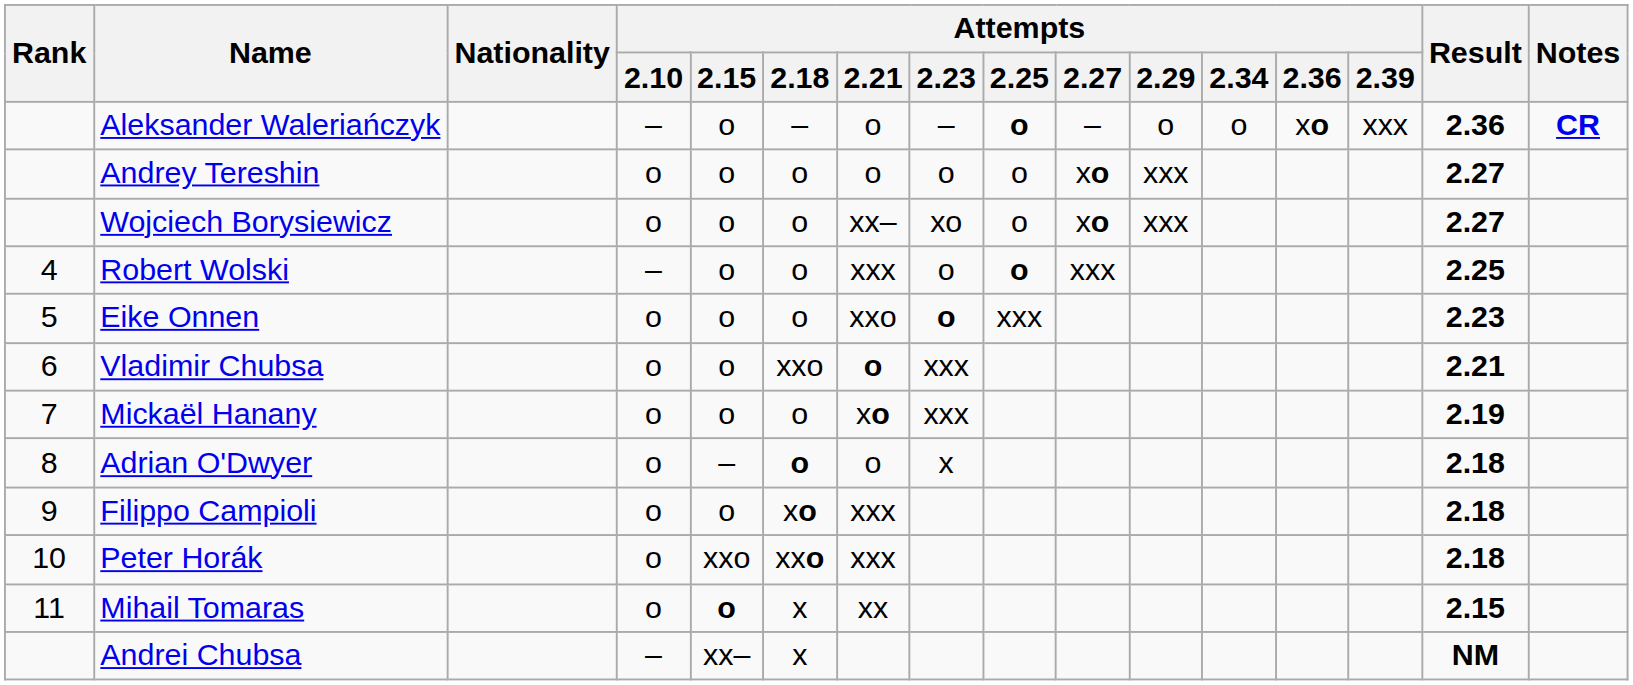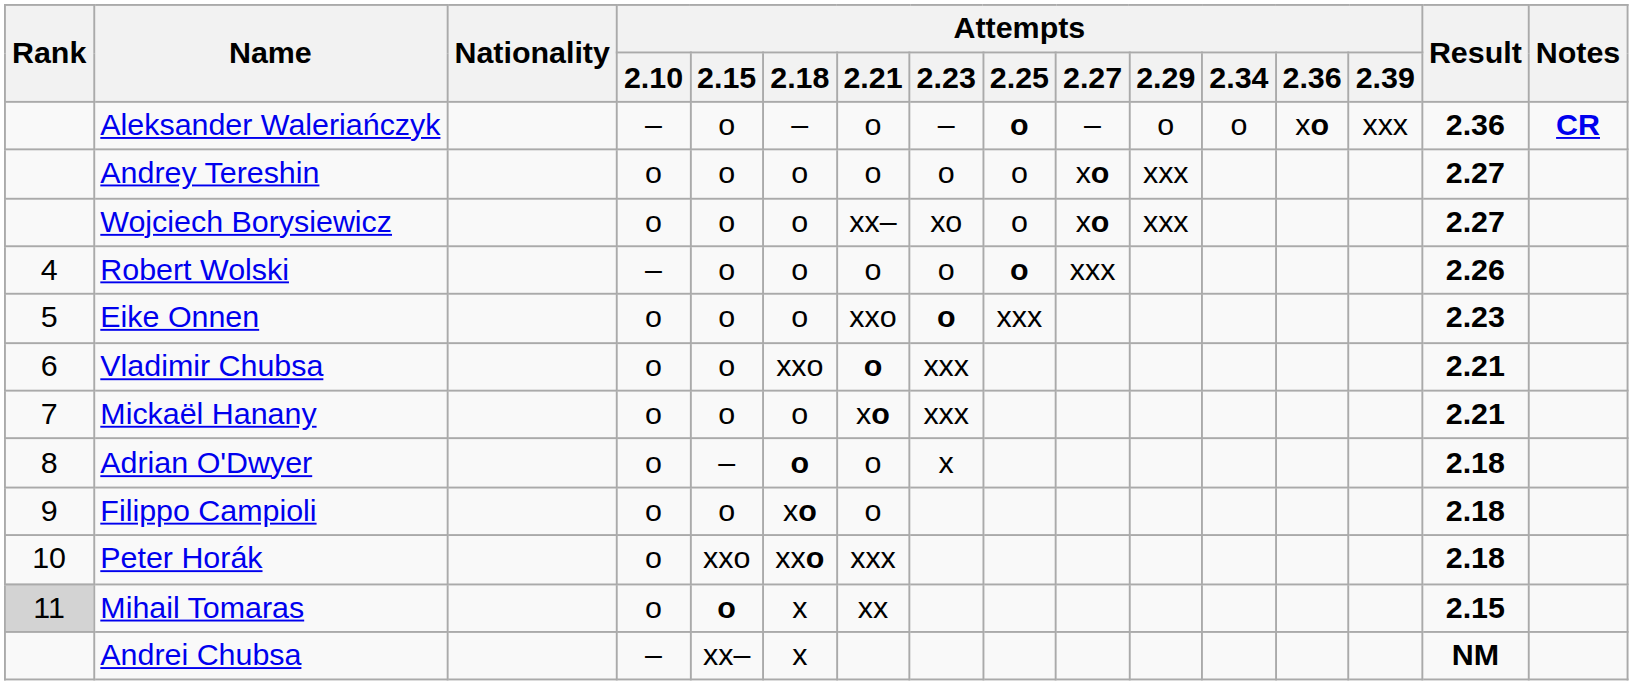(873, 269) xxx -> (873, 269) o
(1475, 269) 2.25 -> (1475, 269) 2.26
(1475, 414) 2.19 -> (1475, 414) 2.21
(873, 510) xxx -> (873, 510) o
(49, 607) no background -> (49, 607) lightgrey background
